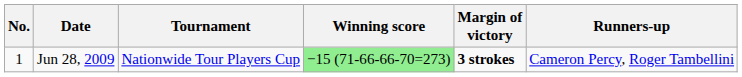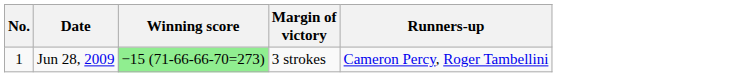- column: (211, 26)
(486, 59) bold -> (299, 59) normal
